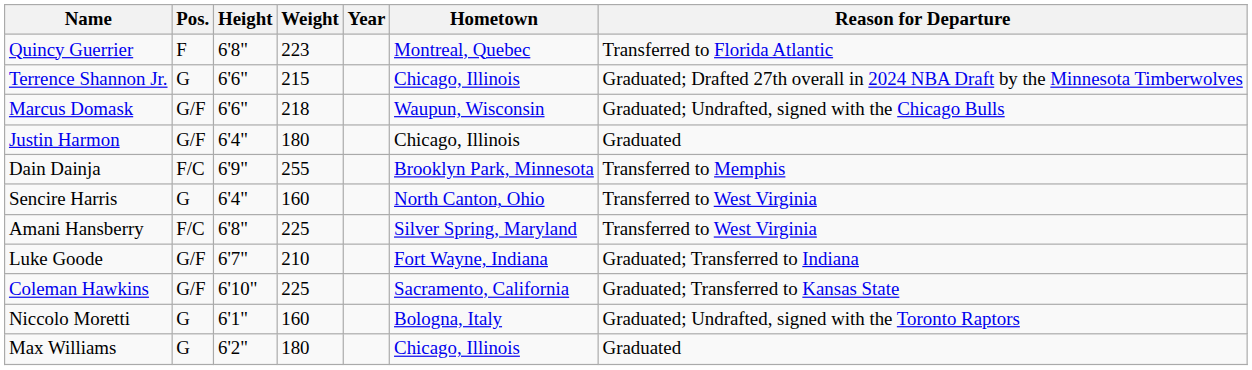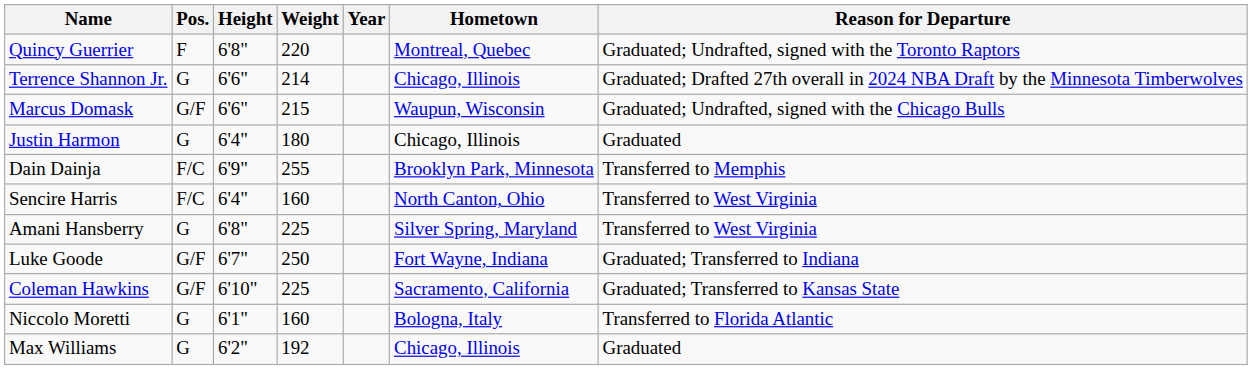(295, 49) 223 -> (295, 49) 220
(718, 49) Transferred to Florida Atlantic -> (811, 49) Graduated; Undrafted, signed with the Toronto Raptors
(295, 79) 215 -> (295, 79) 214
(295, 109) 218 -> (295, 109) 215
(191, 139) G/F -> (183, 139) G
(183, 199) G -> (190, 199) F/C
(190, 229) F/C -> (183, 229) G
(295, 259) 210 -> (295, 259) 250
(811, 318) Graduated; Undrafted, signed with the Toronto Raptors -> (718, 318) Transferred to Florida Atlantic
(295, 348) 180 -> (295, 348) 192
